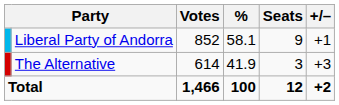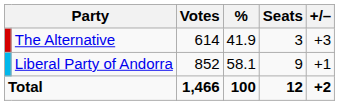rows swapped: (94, 40) <-> (65, 64)
